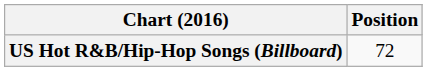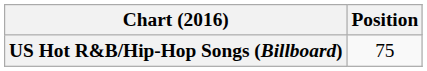(385, 50) 72 -> (385, 50) 75
